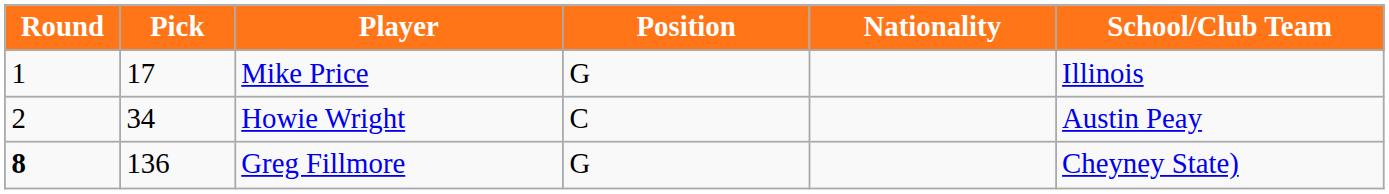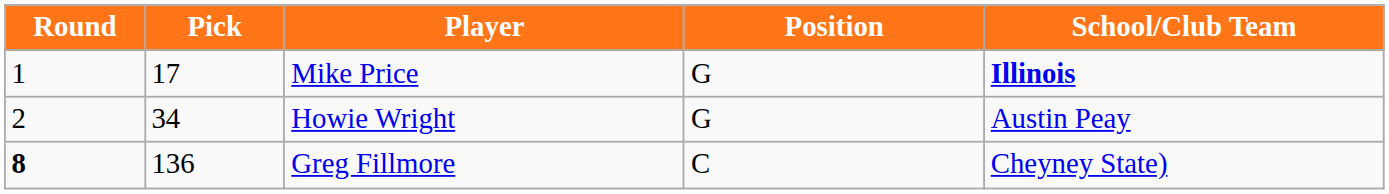- column: (932, 27)
(1103, 73) normal -> (1033, 73) bold
(579, 118) C -> (701, 118) G
(580, 164) G -> (701, 164) C
